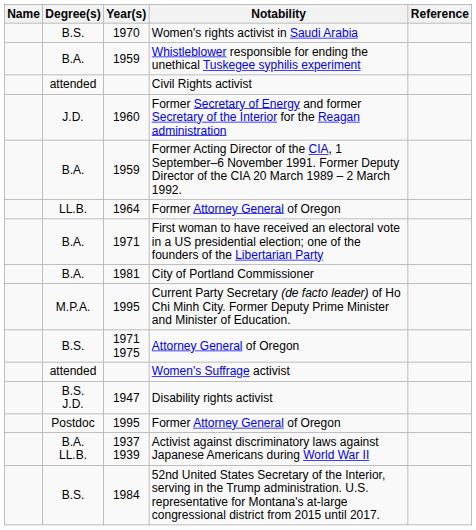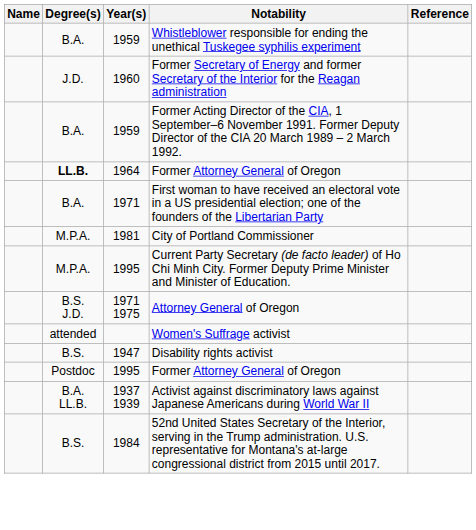- row: (126, 33)
- row: (126, 84)
(73, 209) normal -> (73, 171) bold
(73, 274) B.A. -> (73, 236) M.P.A.
(73, 346) B.S. -> (73, 308) B.S. J.D.
(73, 397) B.S. J.D. -> (73, 352) B.S.
